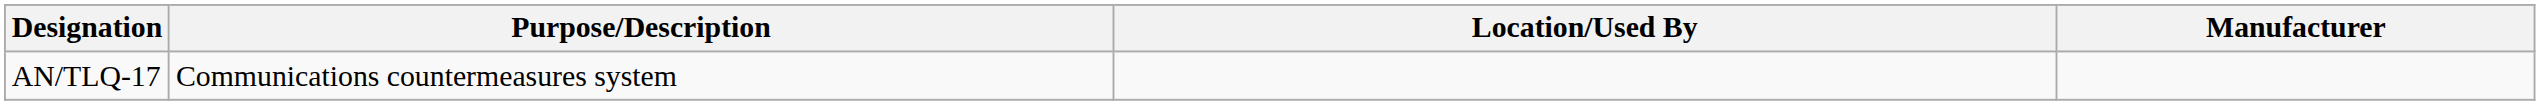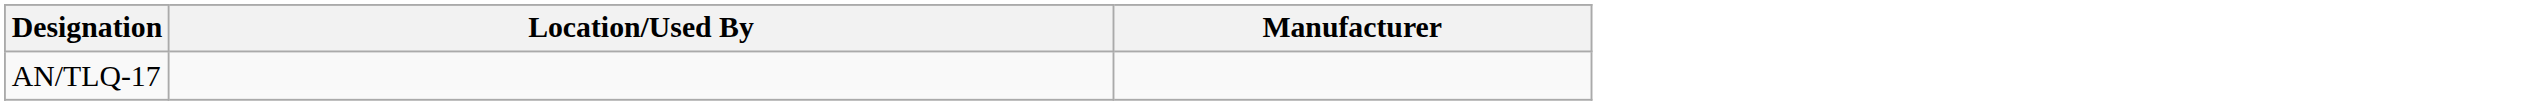- column: (641, 28)
